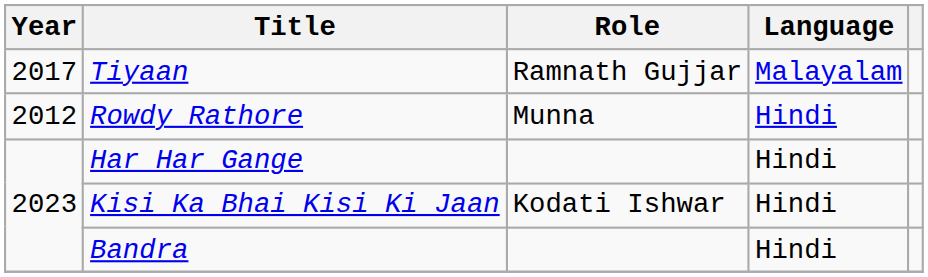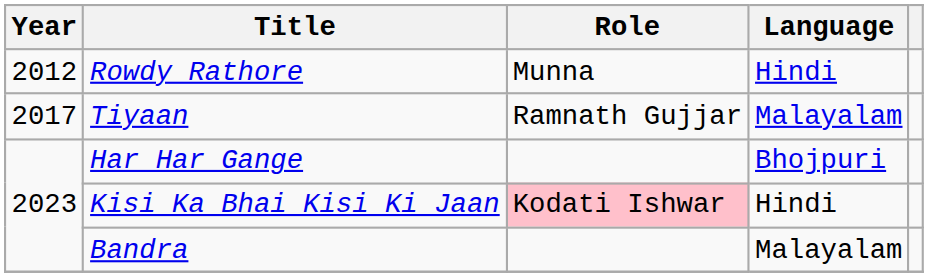rows swapped: (197, 116) <-> (139, 72)
(796, 161) Hindi -> (821, 161) Bhojpuri
(619, 205) no background -> (619, 205) pink background
(796, 250) Hindi -> (829, 250) Malayalam
